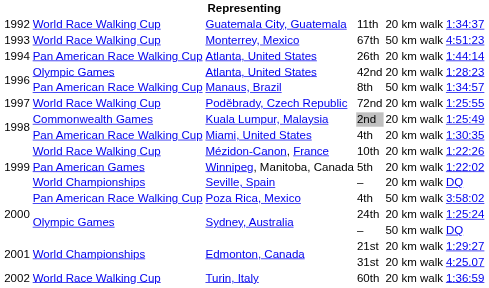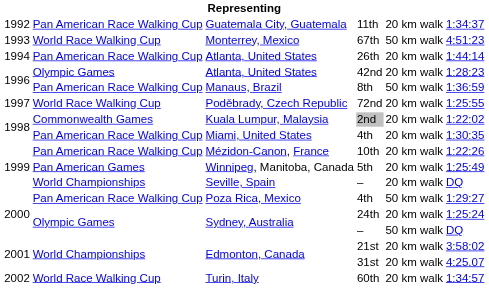(97, 24) World Race Walking Cup -> (118, 24) Pan American Race Walking Cup
(465, 87) 1:34:57 -> (465, 87) 1:36:59
(465, 119) 1:25:49 -> (465, 119) 1:22:02
(97, 151) World Race Walking Cup -> (118, 151) Pan American Race Walking Cup
(465, 167) 1:22:02 -> (465, 167) 1:25:49
(465, 198) 3:58:02 -> (465, 198) 1:29:27
(465, 246) 1:29:27 -> (465, 246) 3:58:02
(465, 278) 1:36:59 -> (465, 278) 1:34:57
